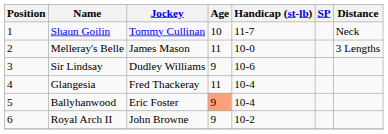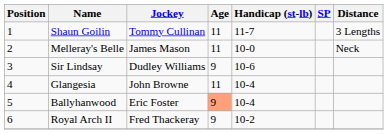(216, 31) 10 -> (216, 31) 11
(348, 31) Neck -> (358, 31) 3 Lengths
(358, 48) 3 Lengths -> (348, 48) Neck
(164, 84) Fred Thackeray -> (159, 84) John Browne
(159, 119) John Browne -> (164, 119) Fred Thackeray
